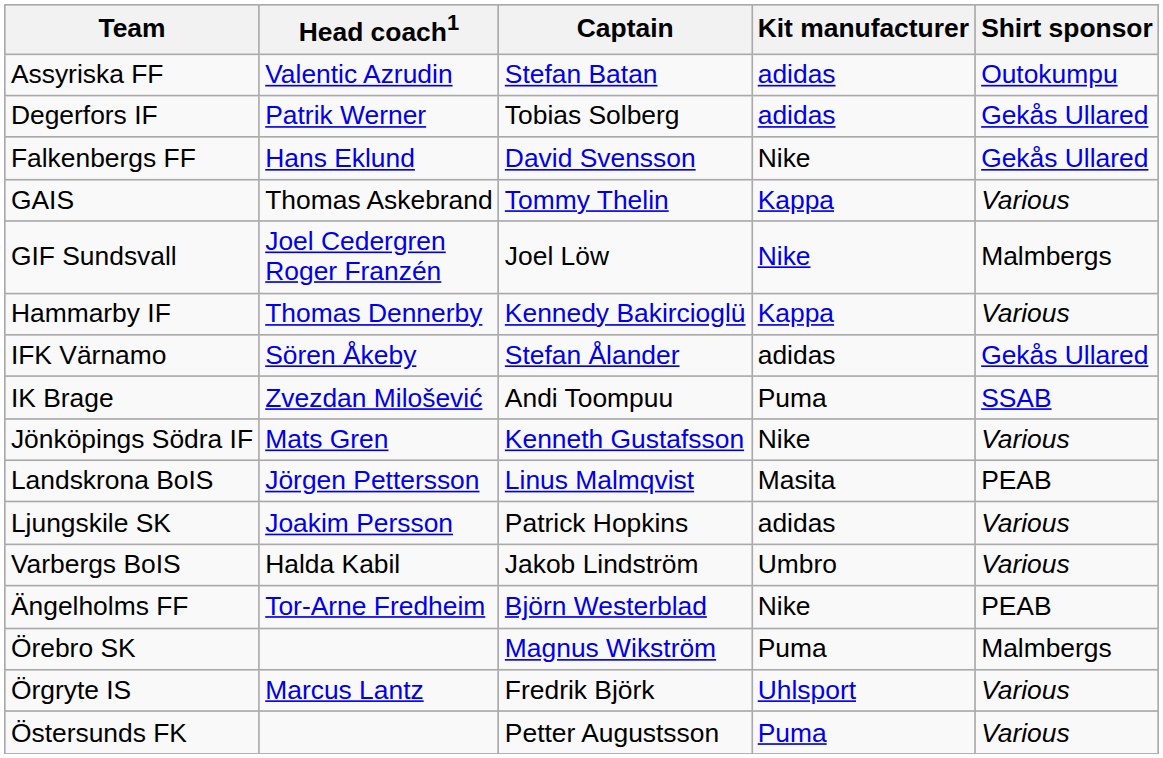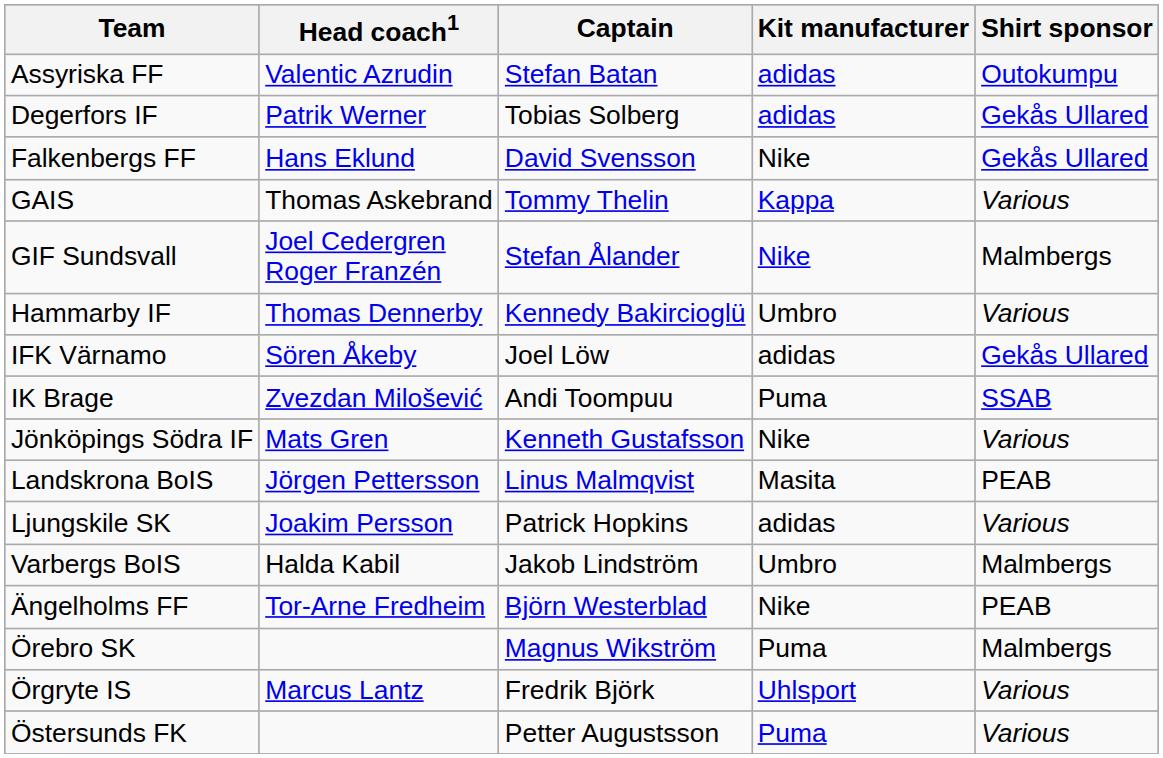(557, 256) Joel Löw -> (592, 256) Stefan Ålander
(796, 313) Kappa -> (797, 313) Umbro
(592, 355) Stefan Ålander -> (557, 355) Joel Löw
(1025, 564) Various -> (1046, 564) Malmbergs
